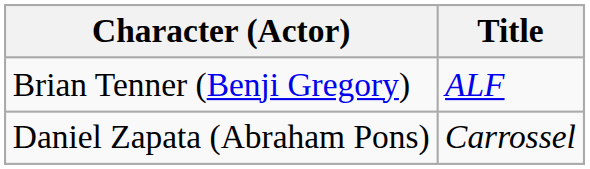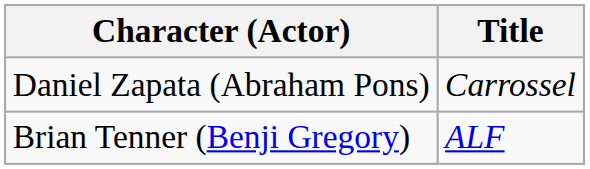rows swapped: (211, 84) <-> (221, 137)
